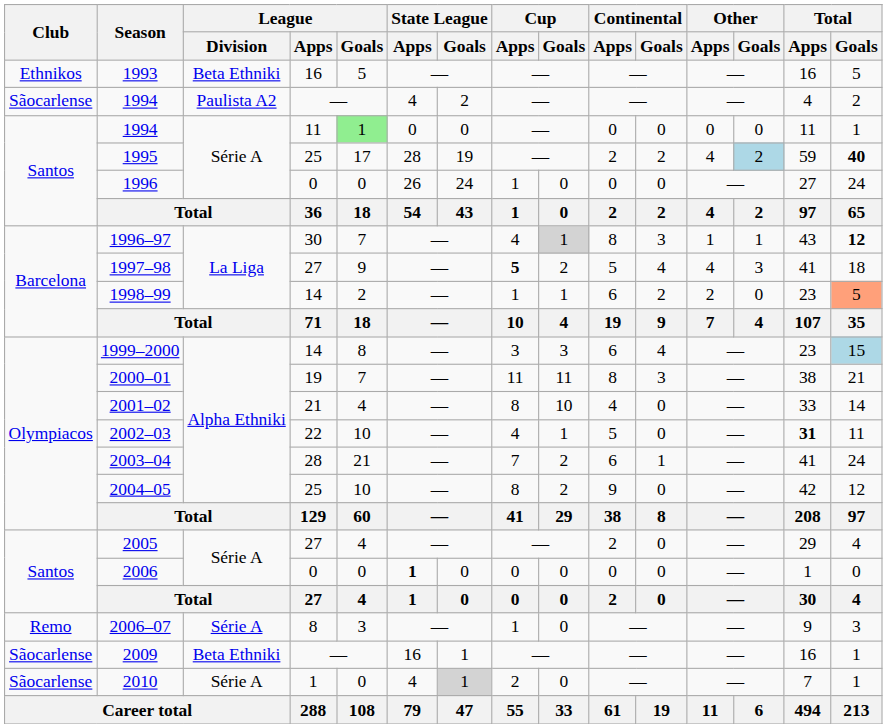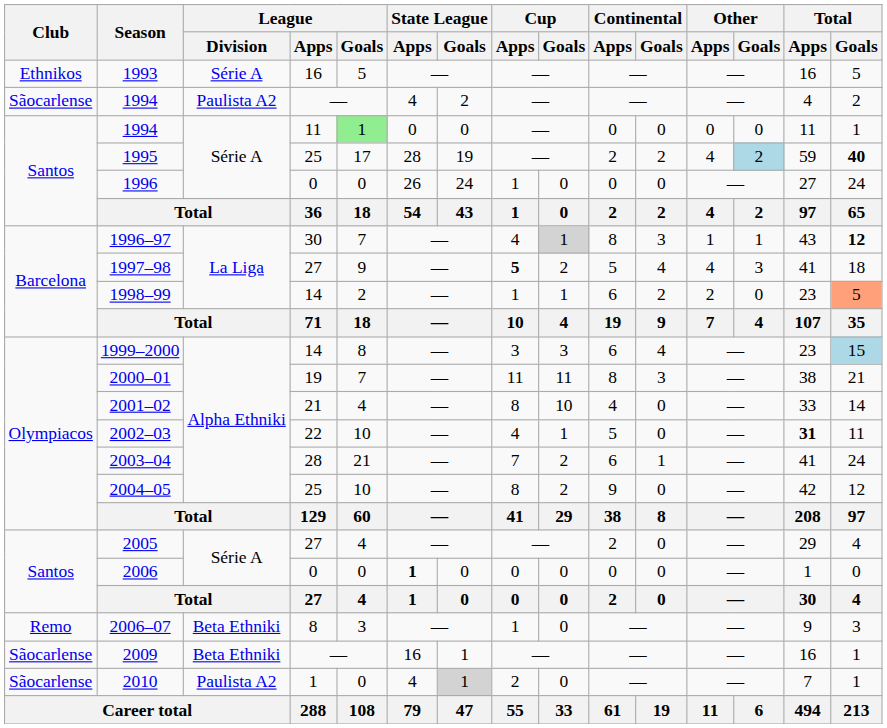(237, 73) Beta Ethniki -> (237, 73) Série A
(237, 626) Série A -> (237, 626) Beta Ethniki
(237, 682) Série A -> (237, 682) Paulista A2
